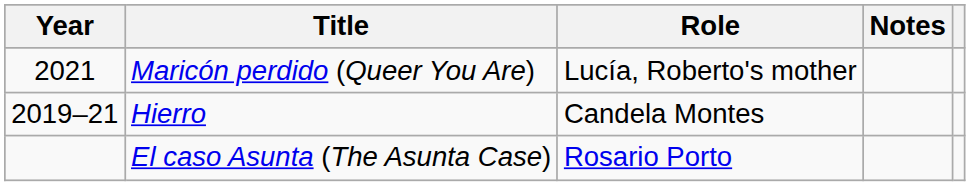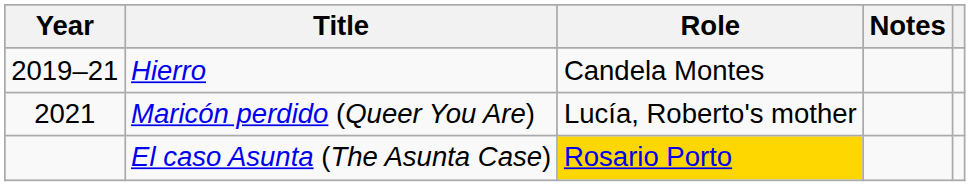rows swapped: (169, 113) <-> (333, 69)
(648, 157) no background -> (648, 157) gold background
